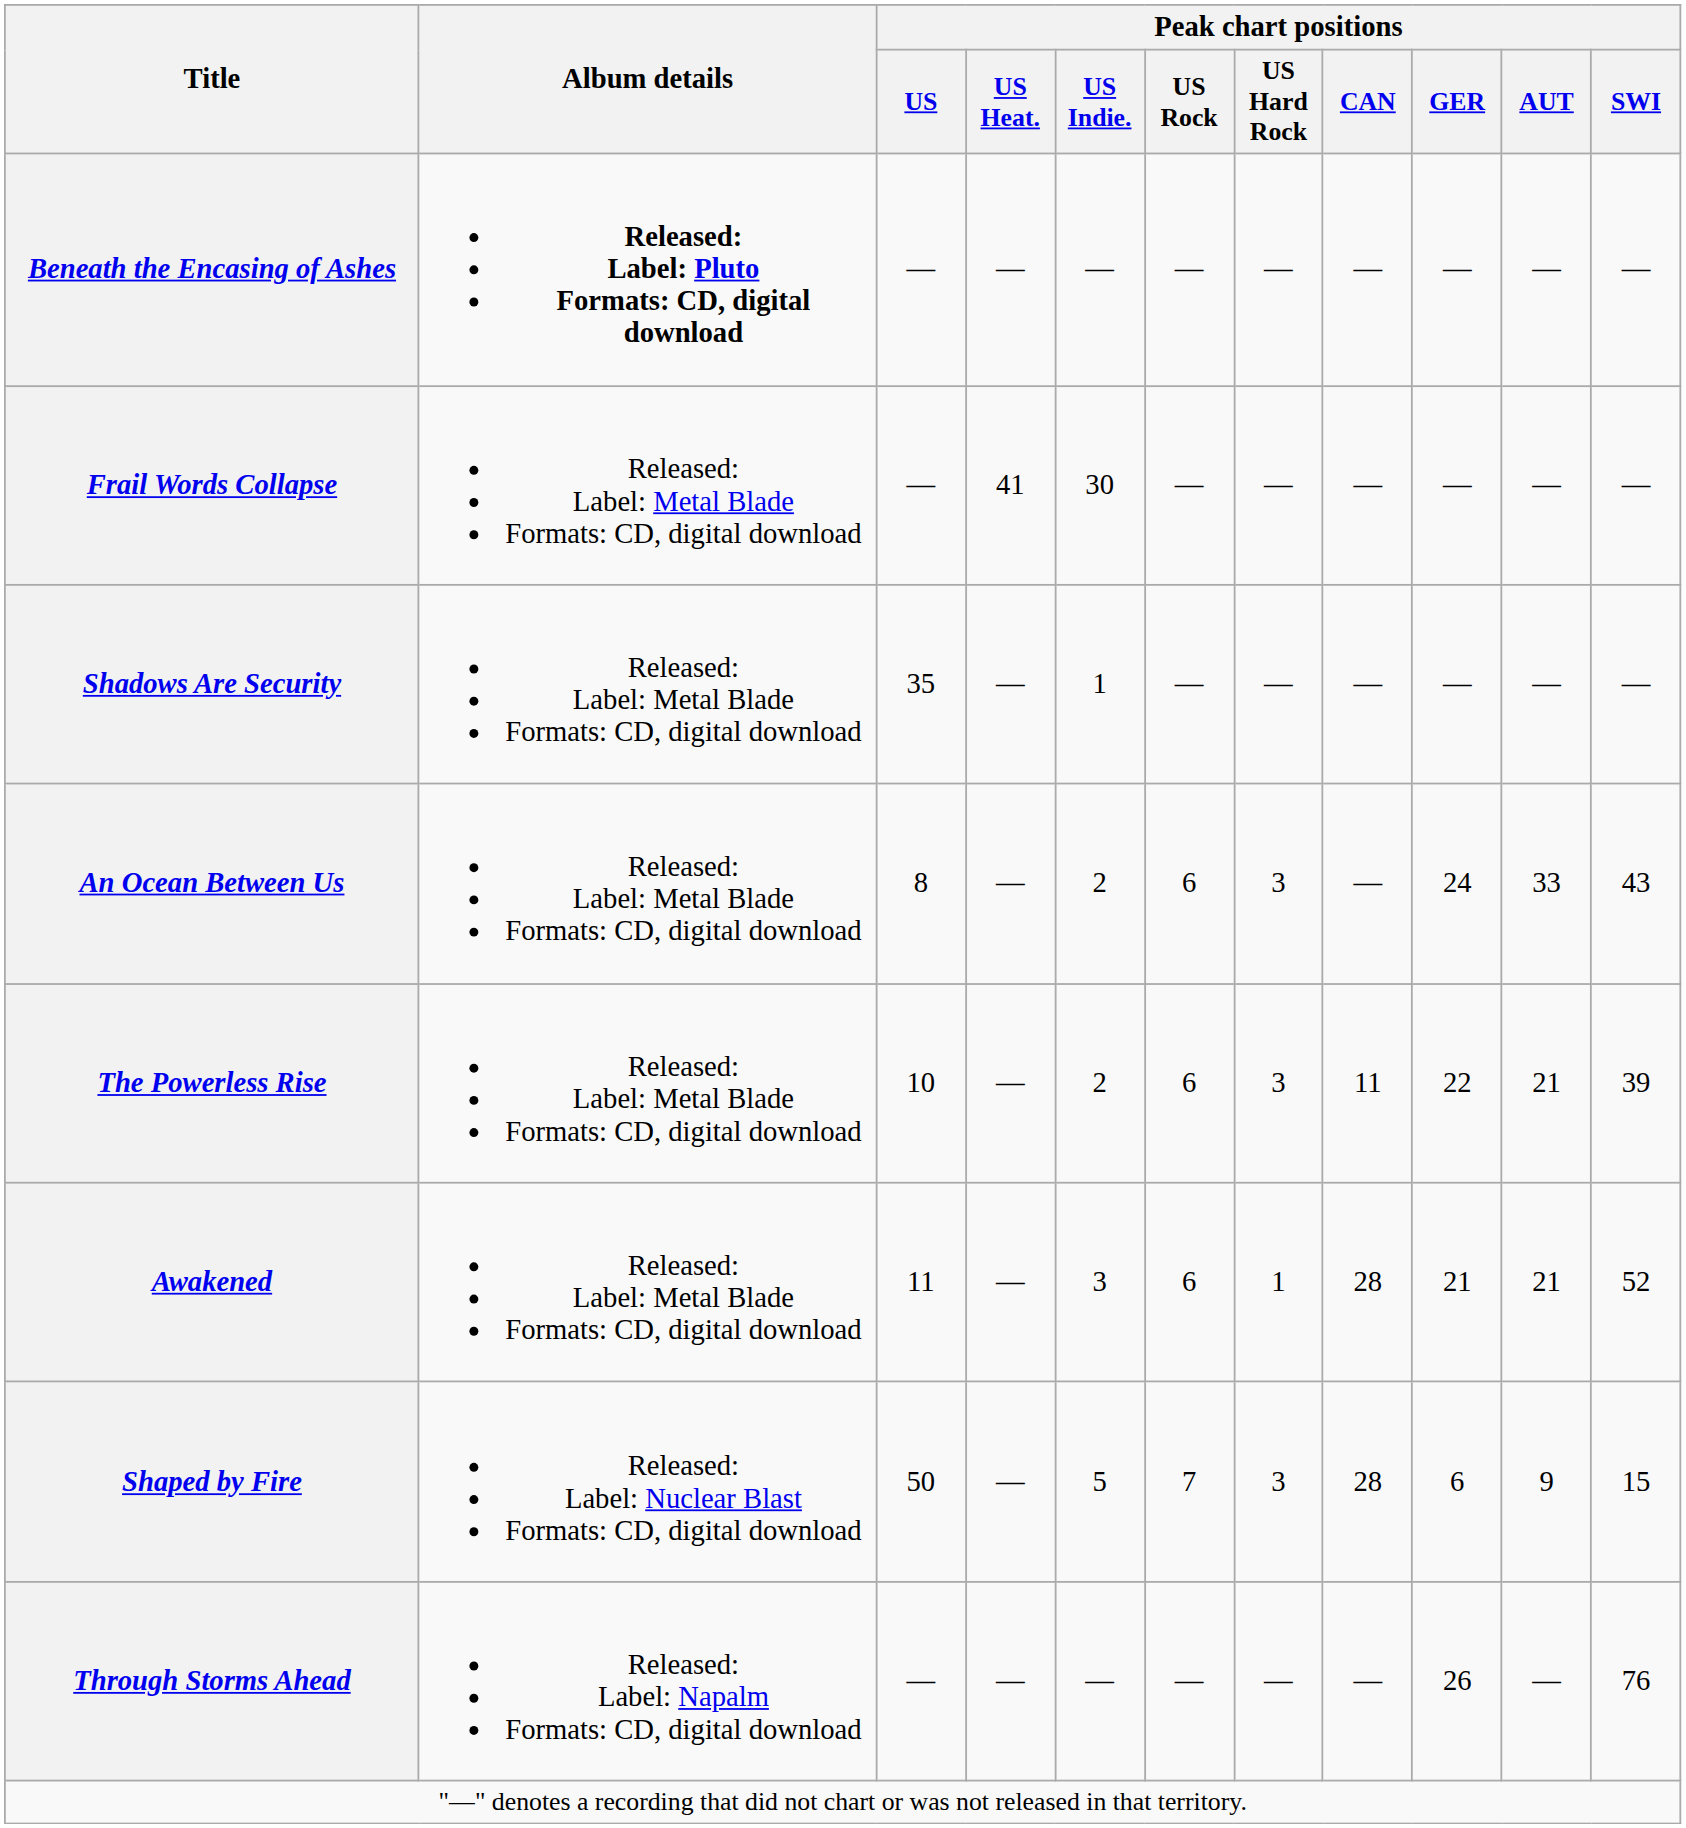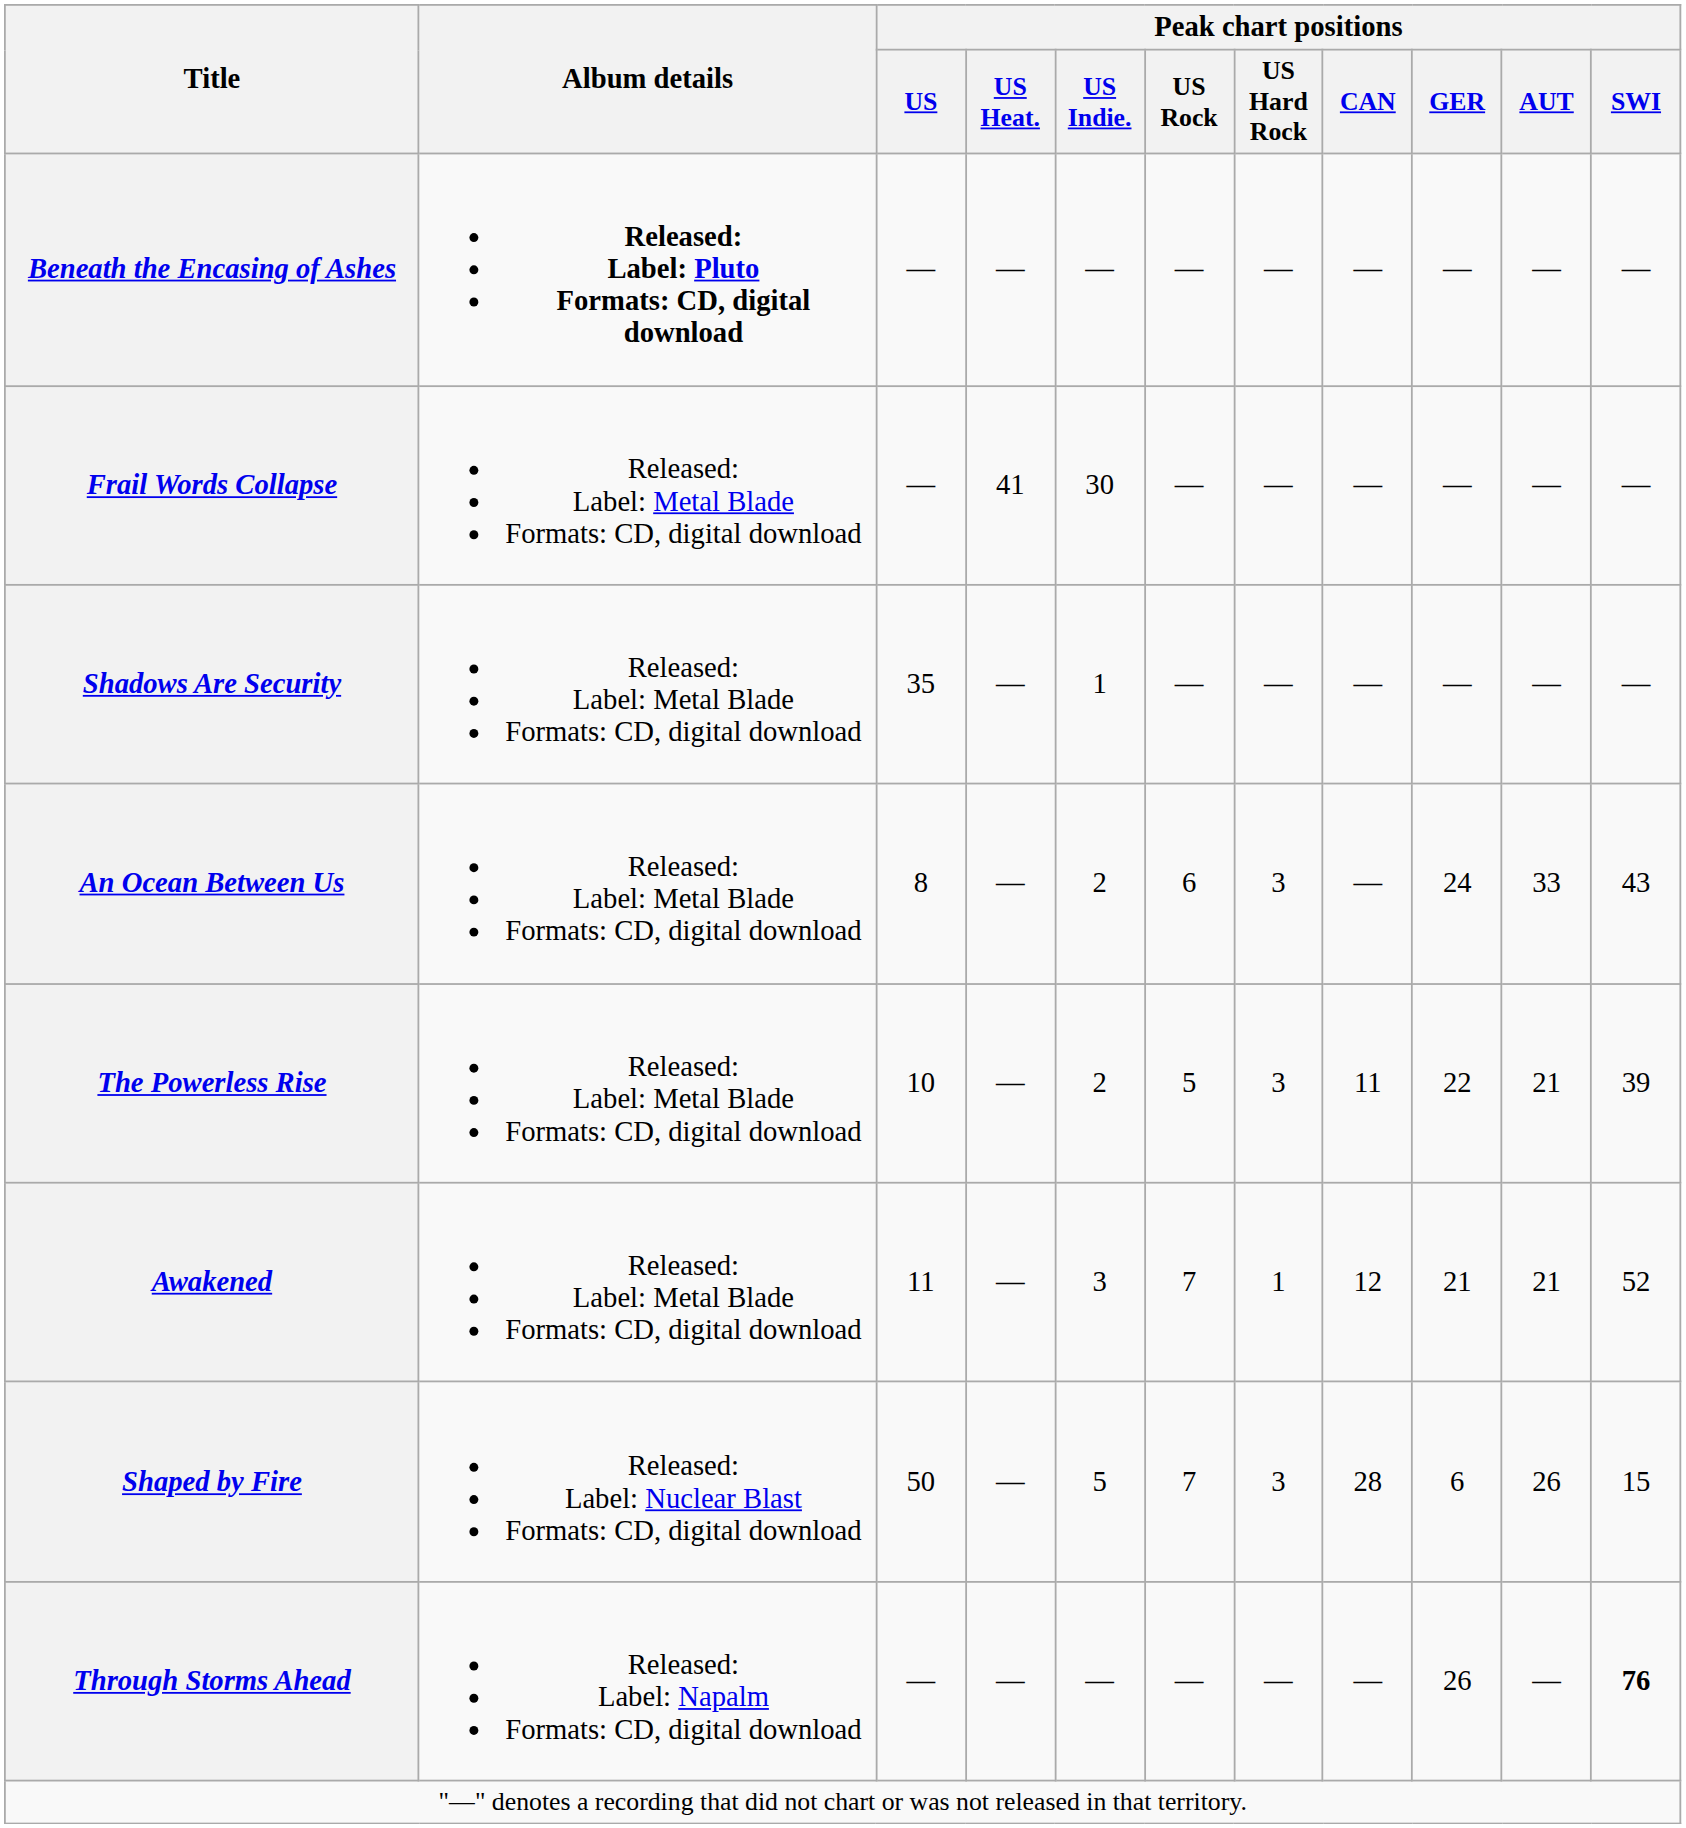(1189, 1082) 6 -> (1189, 1082) 5
(1189, 1282) 6 -> (1189, 1282) 7
(1368, 1282) 28 -> (1368, 1282) 12
(1547, 1481) 9 -> (1547, 1481) 26
(1636, 1680) normal -> (1636, 1680) bold
